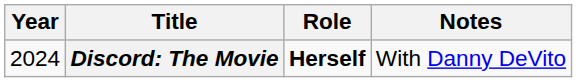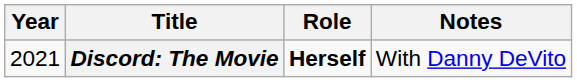(35, 58) 2024 -> (35, 58) 2021
